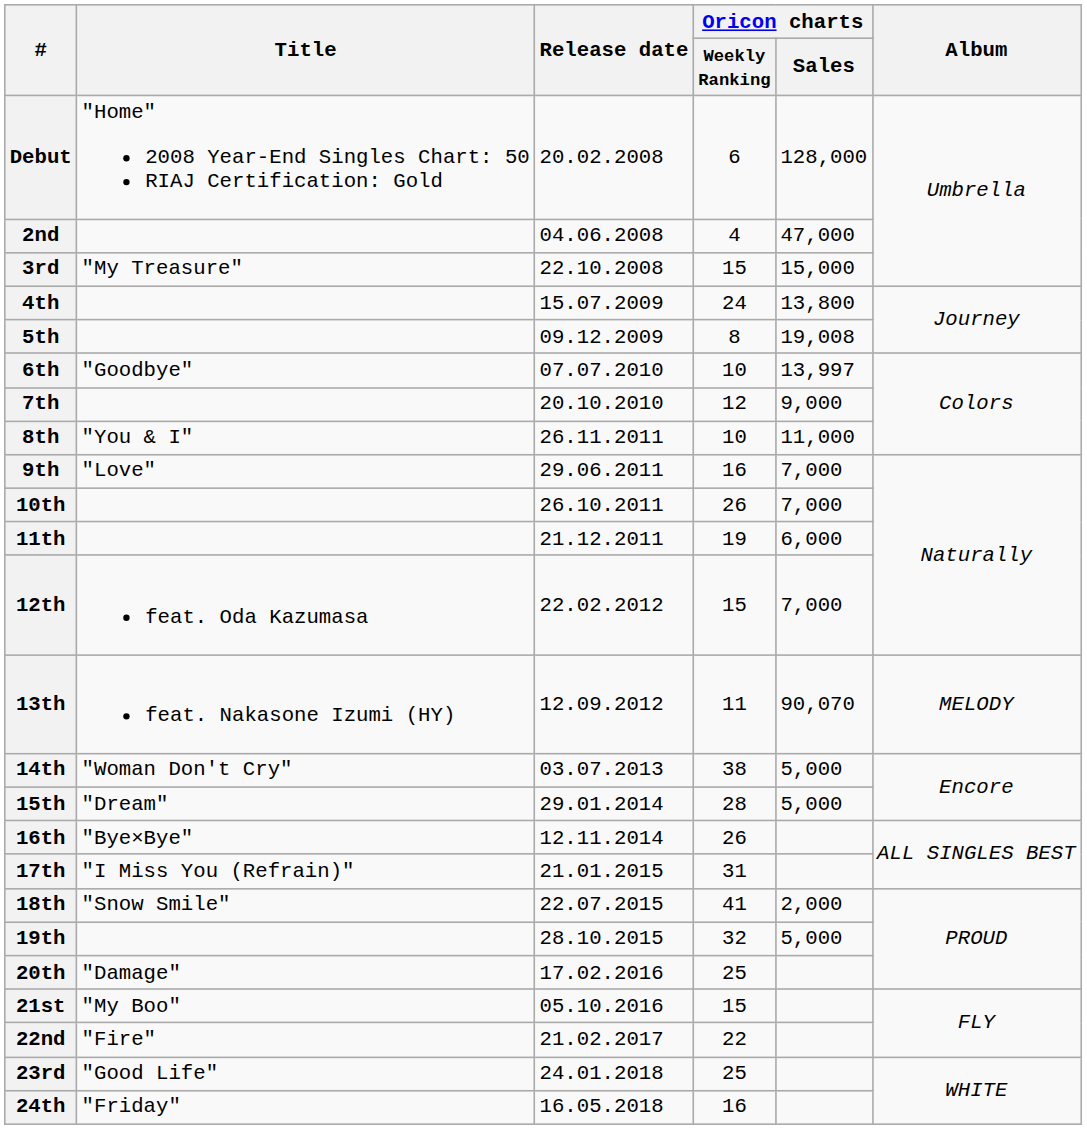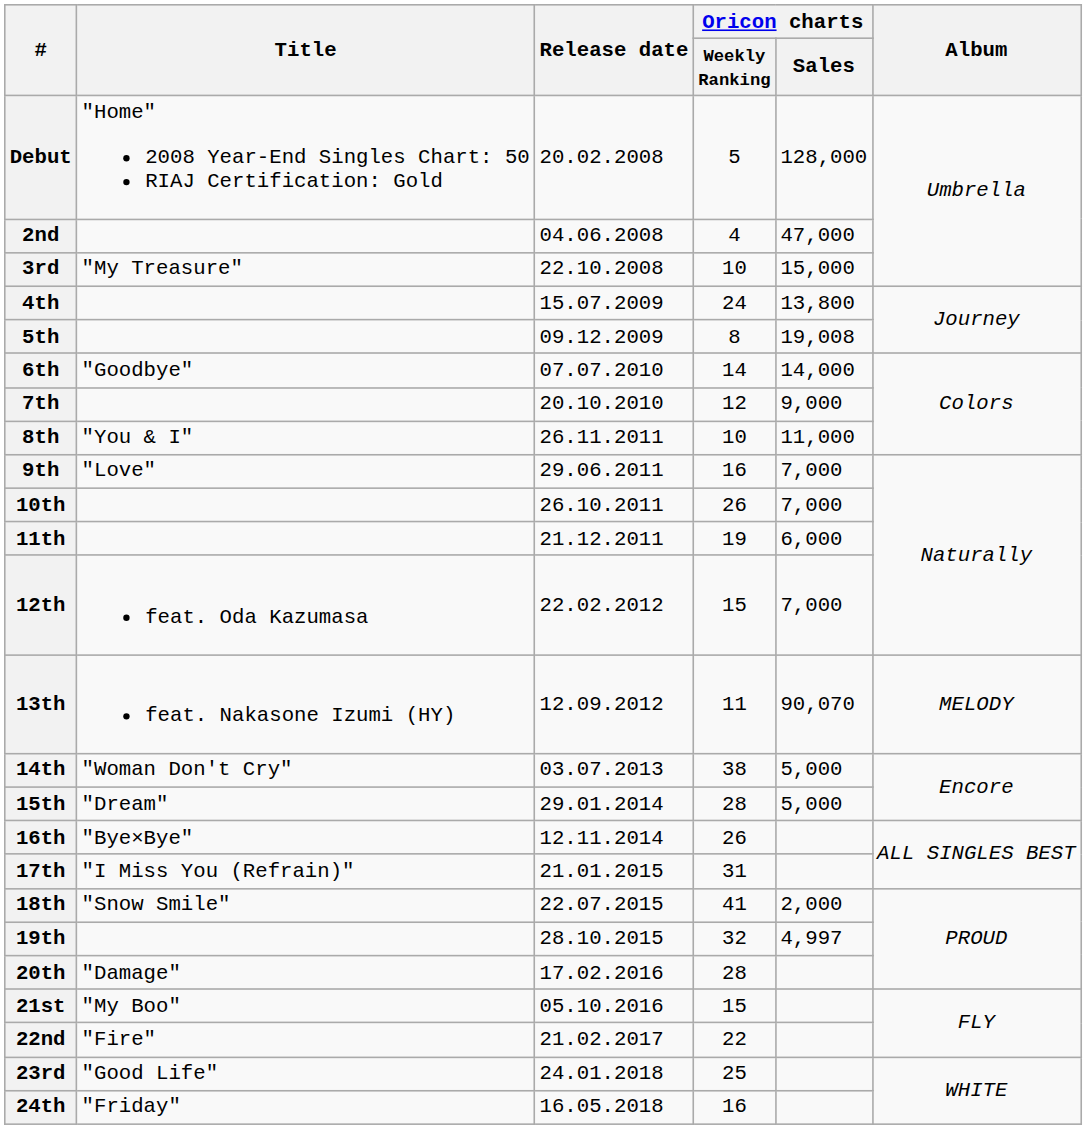(734, 157) 6 -> (734, 157) 5
(734, 269) 15 -> (734, 269) 10
(734, 370) 10 -> (734, 370) 14
(818, 370) 13,997 -> (818, 370) 14,000
(811, 939) 5,000 -> (811, 939) 4,997
(734, 972) 25 -> (734, 972) 28
